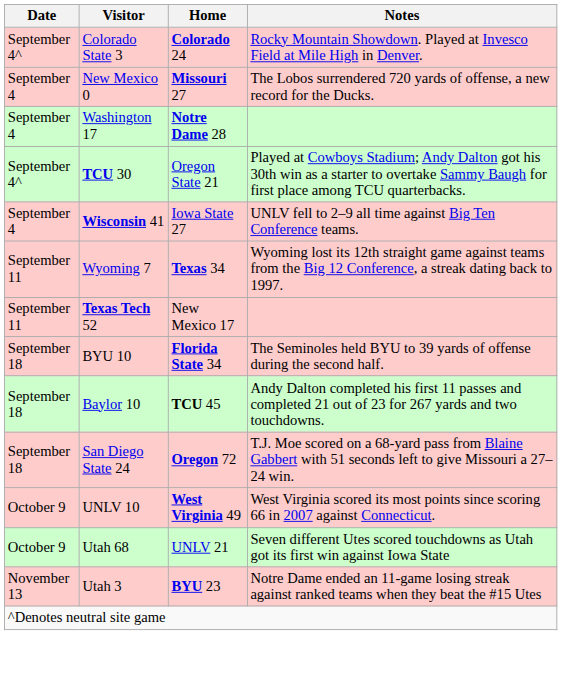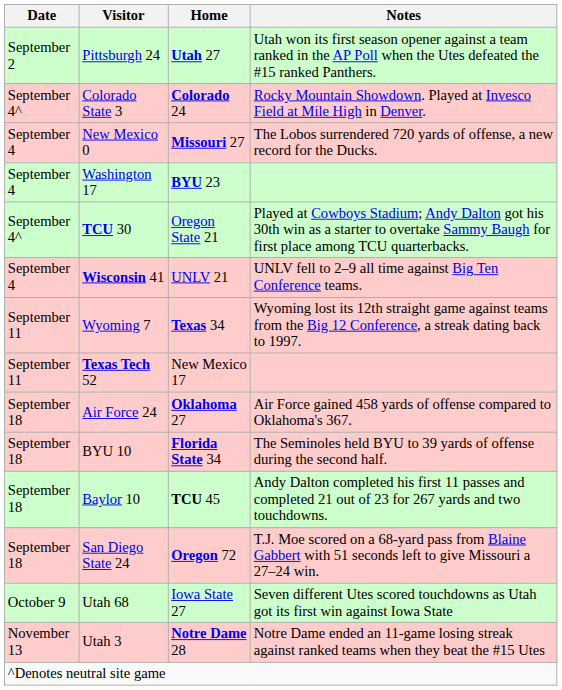+ row: (121, 55)
(199, 126) Notre Dame 28 -> (196, 182) BYU 23
(202, 221) Iowa State 27 -> (200, 277) UNLV 21
+ row: (120, 412)
- row: (111, 507)
(200, 547) UNLV 21 -> (202, 602) Iowa State 27
(196, 586) BYU 23 -> (209, 642) Notre Dame 28
